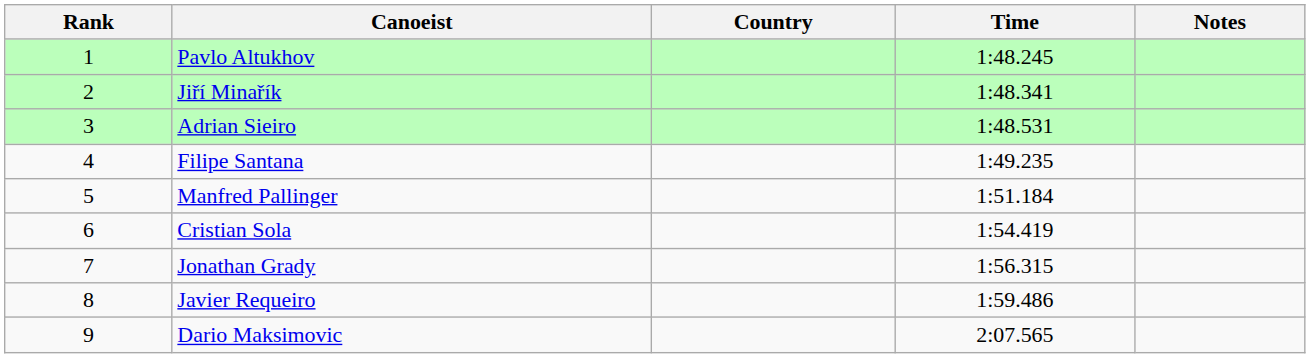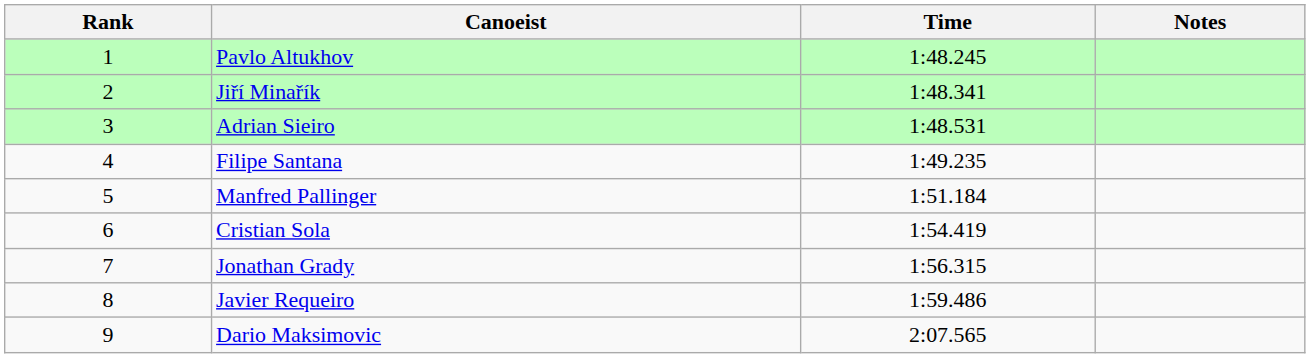- column: (773, 21)
